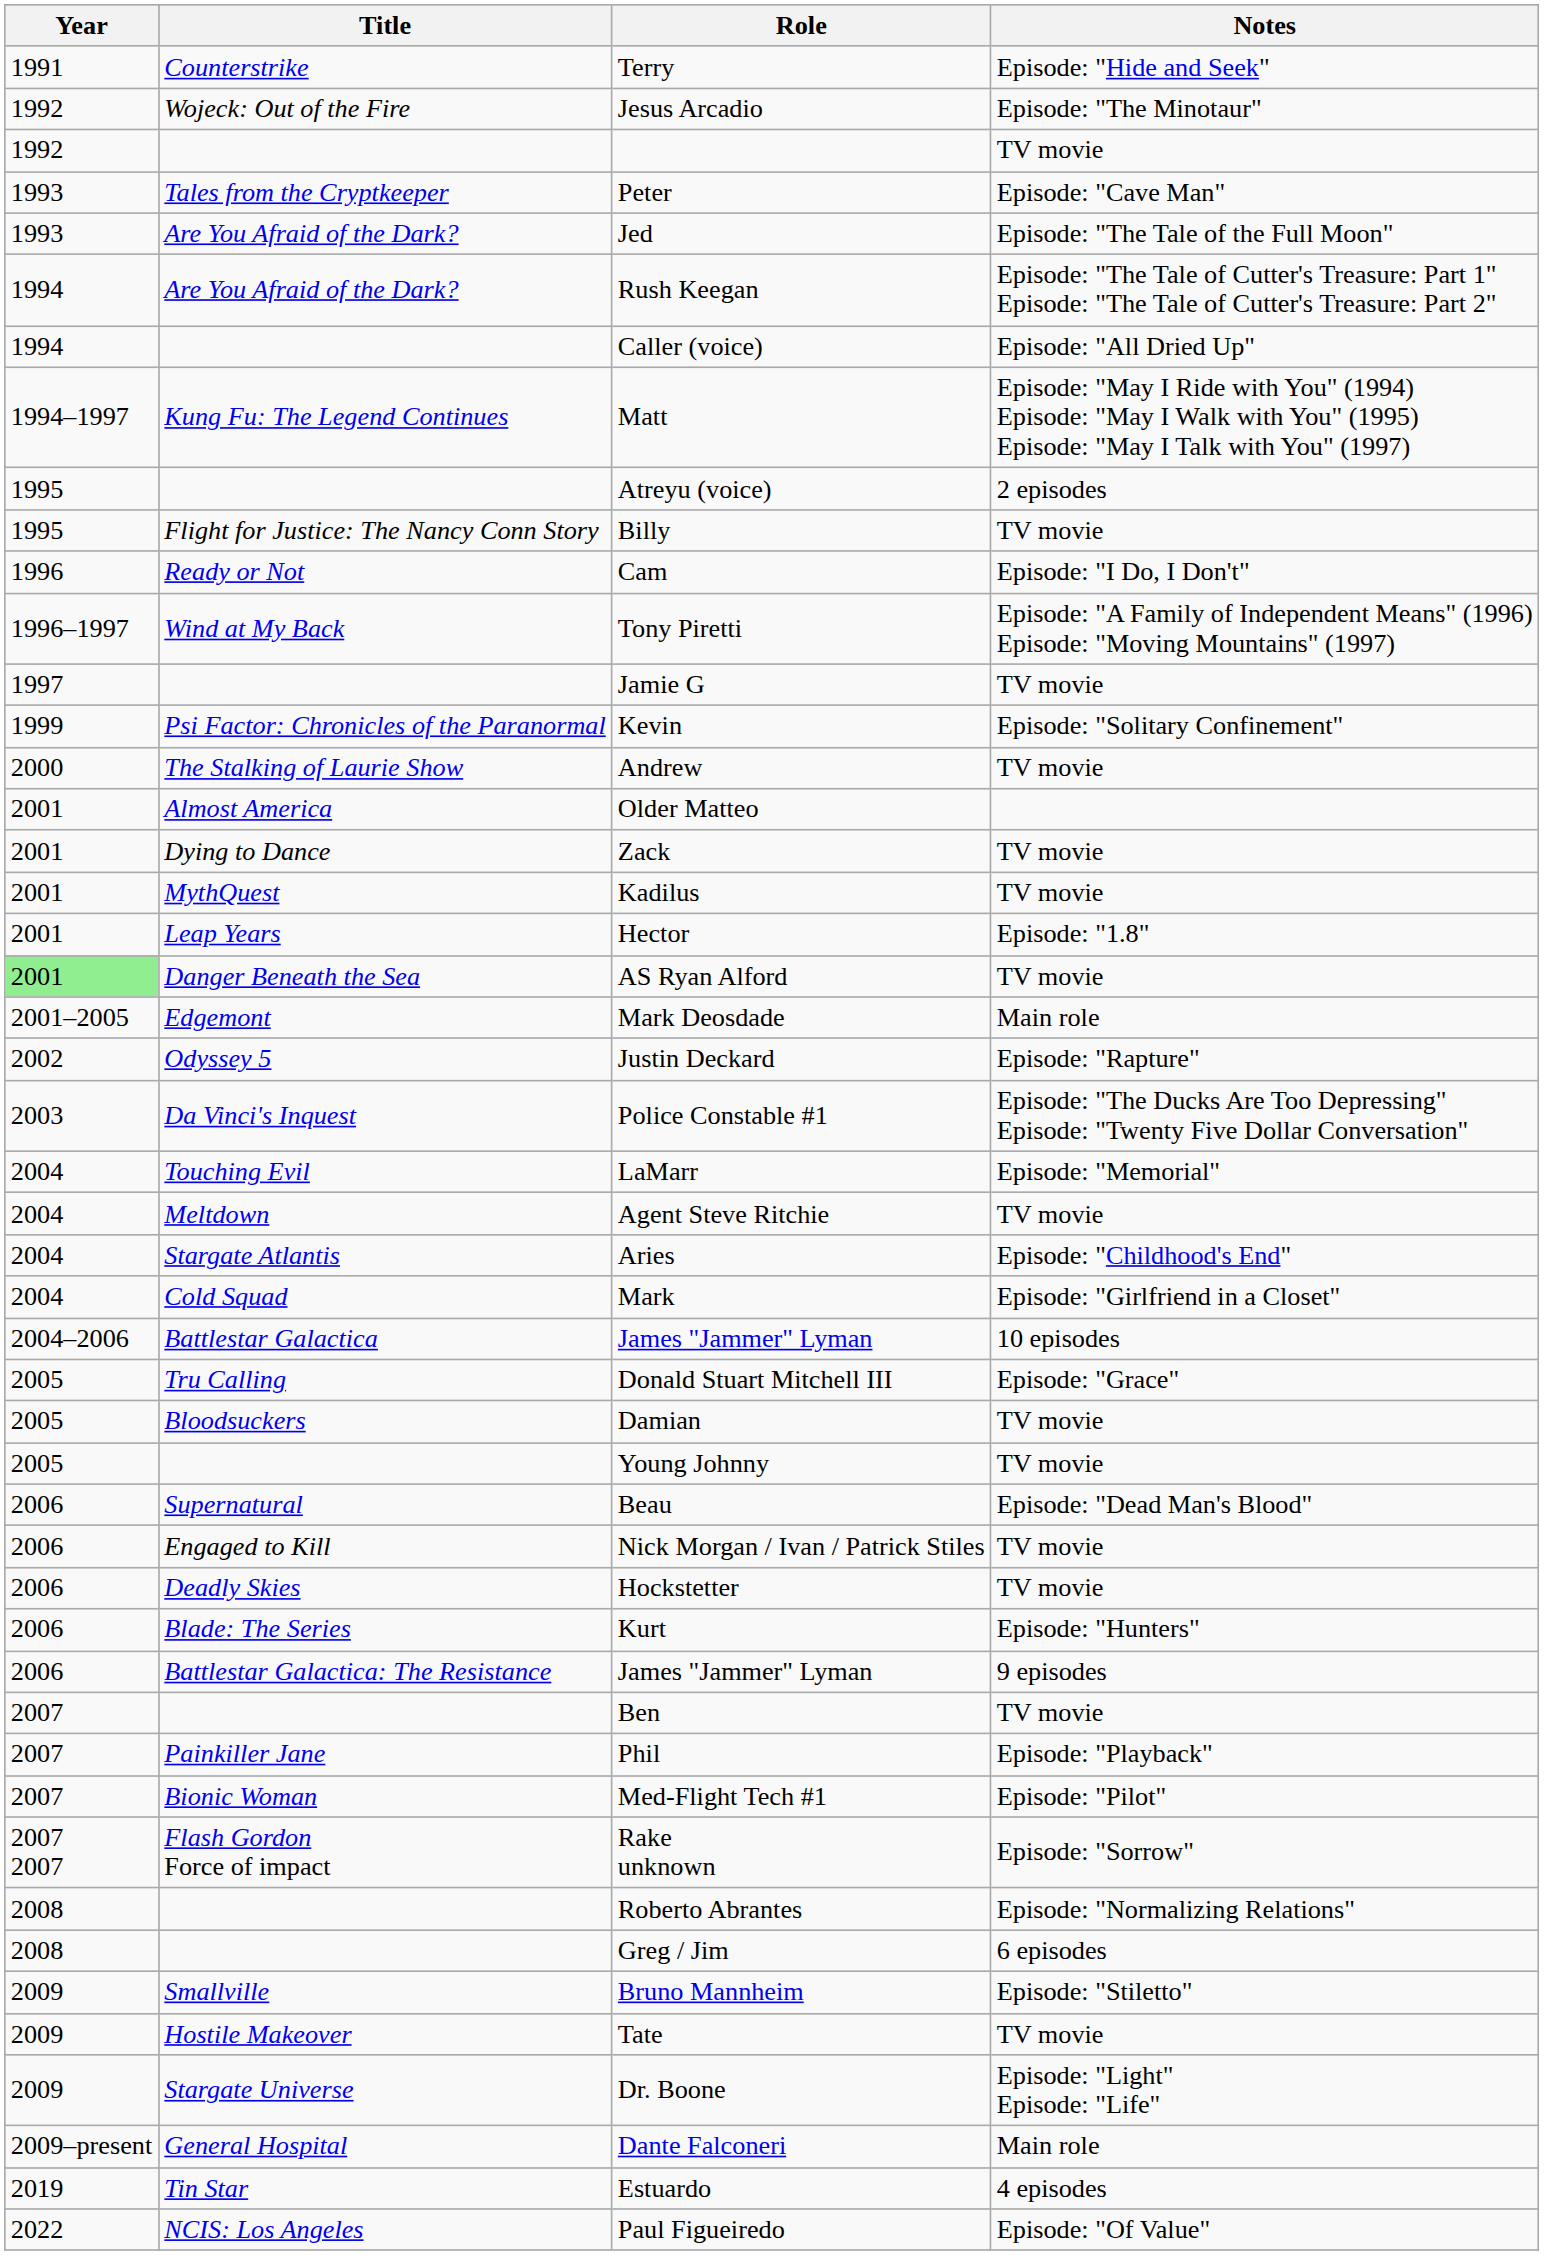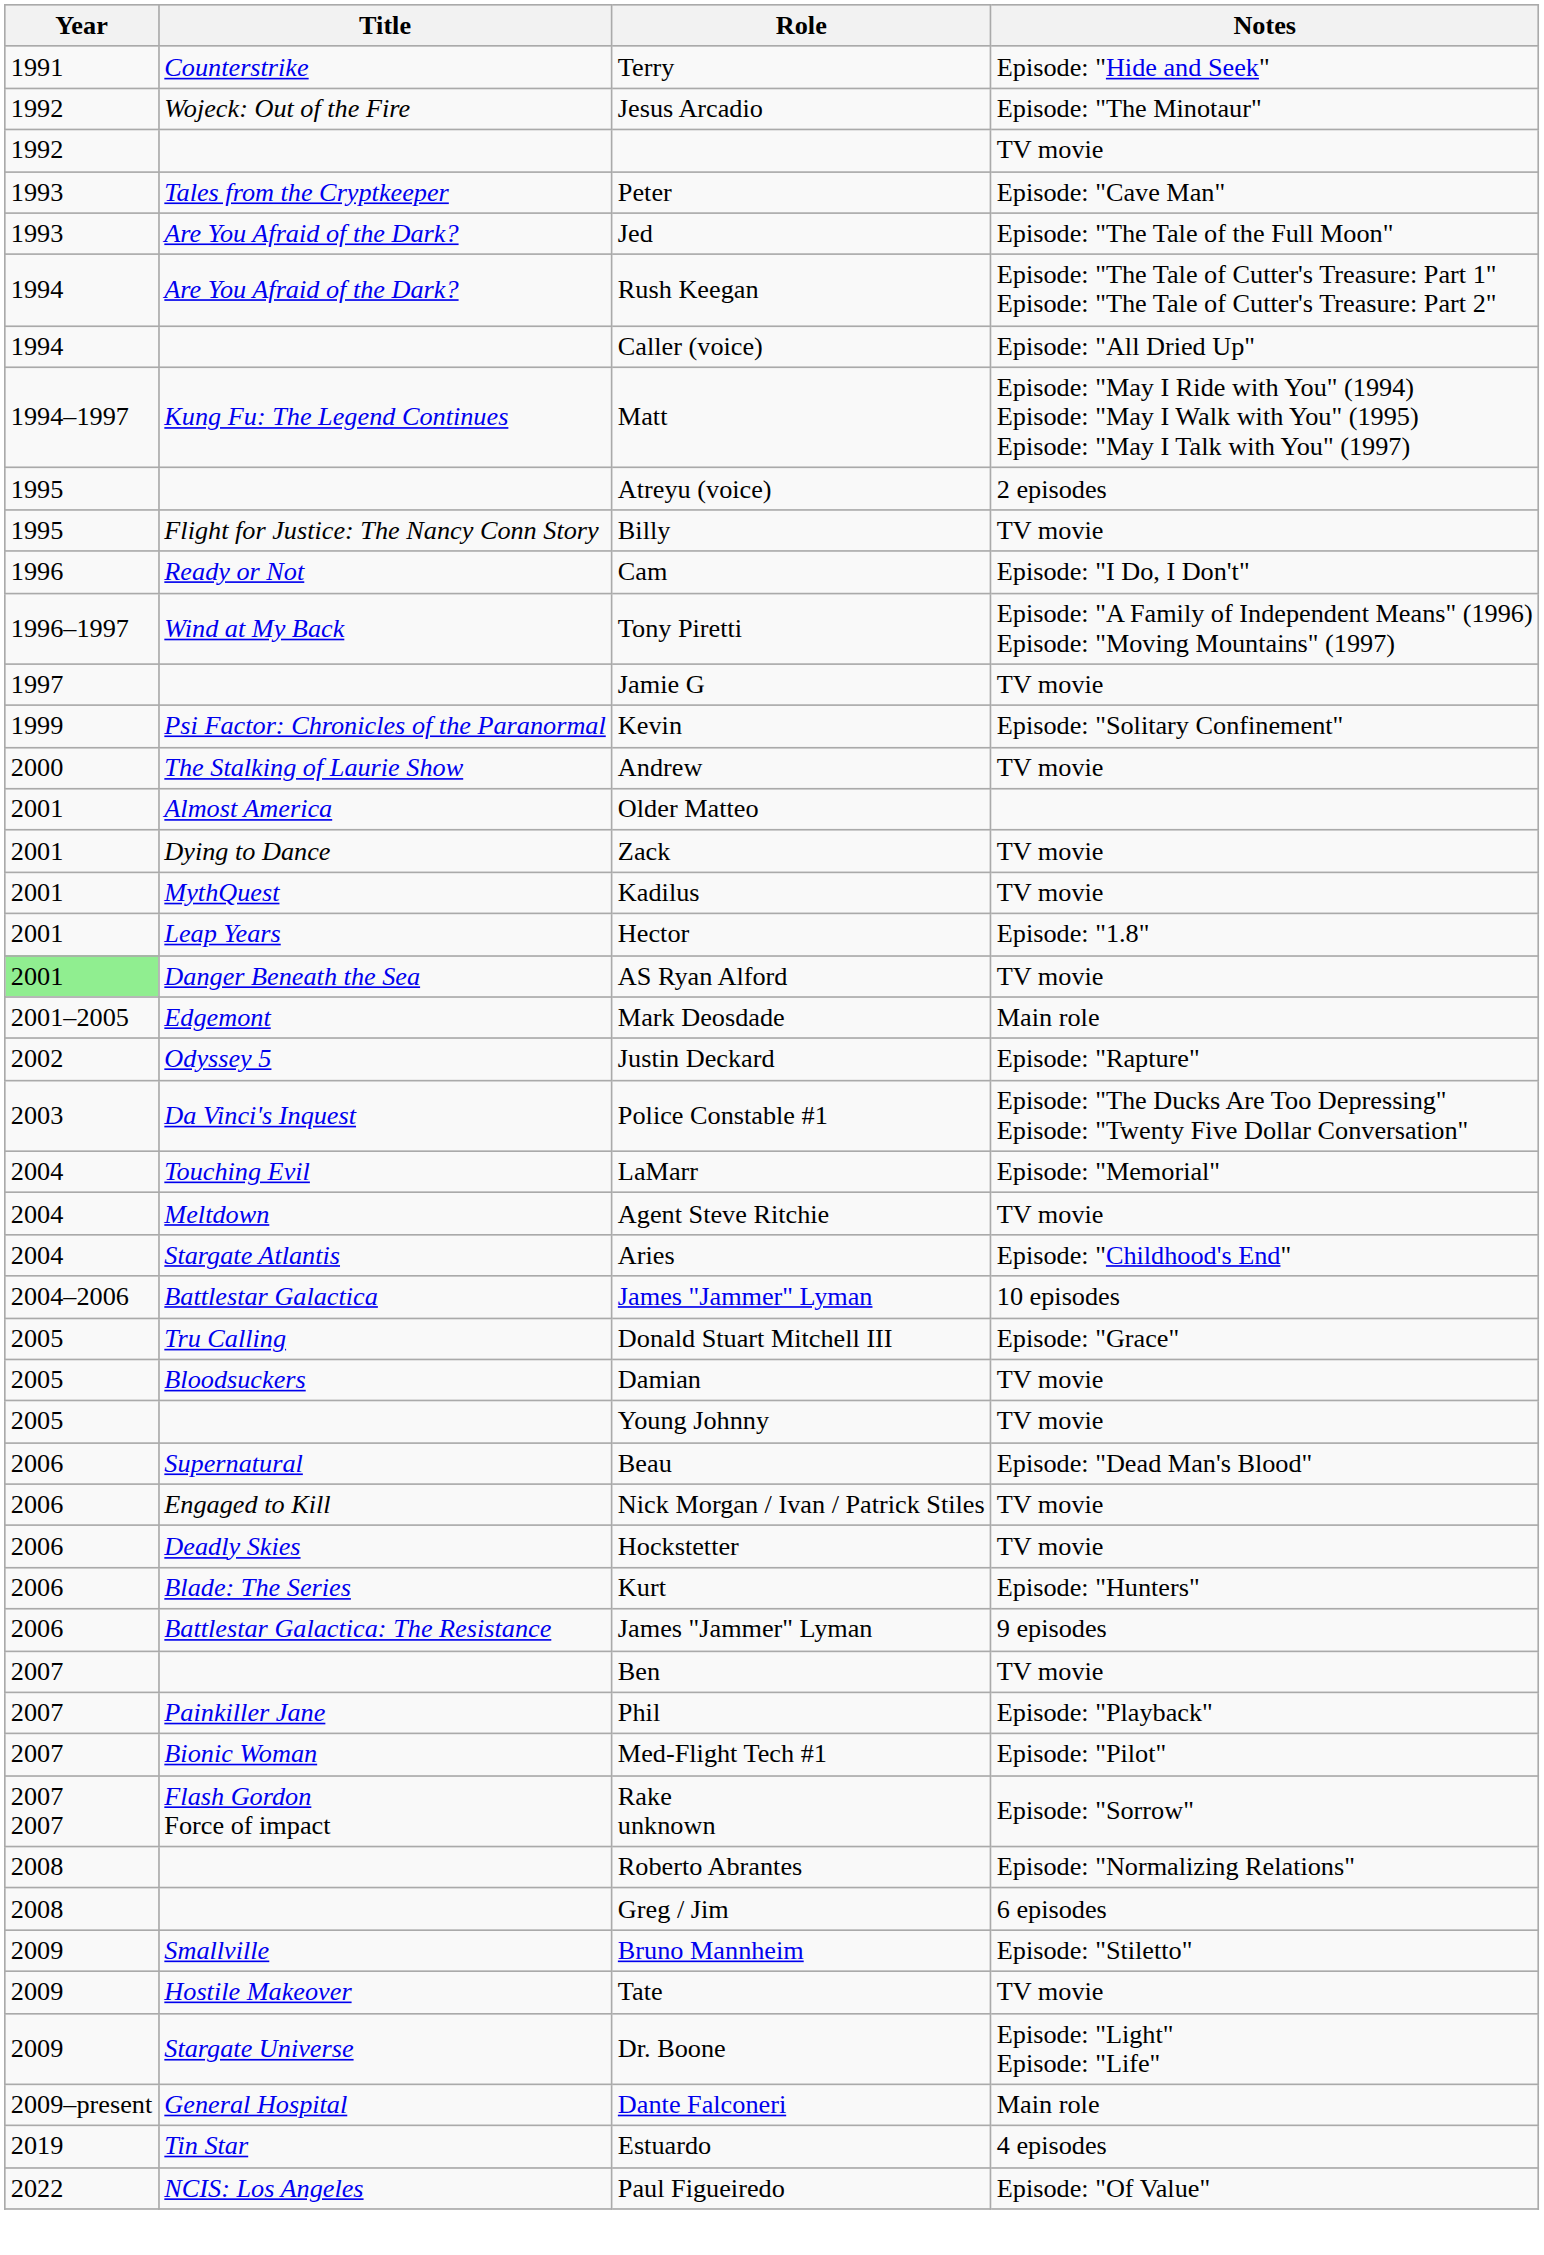- row: (226, 1296)
